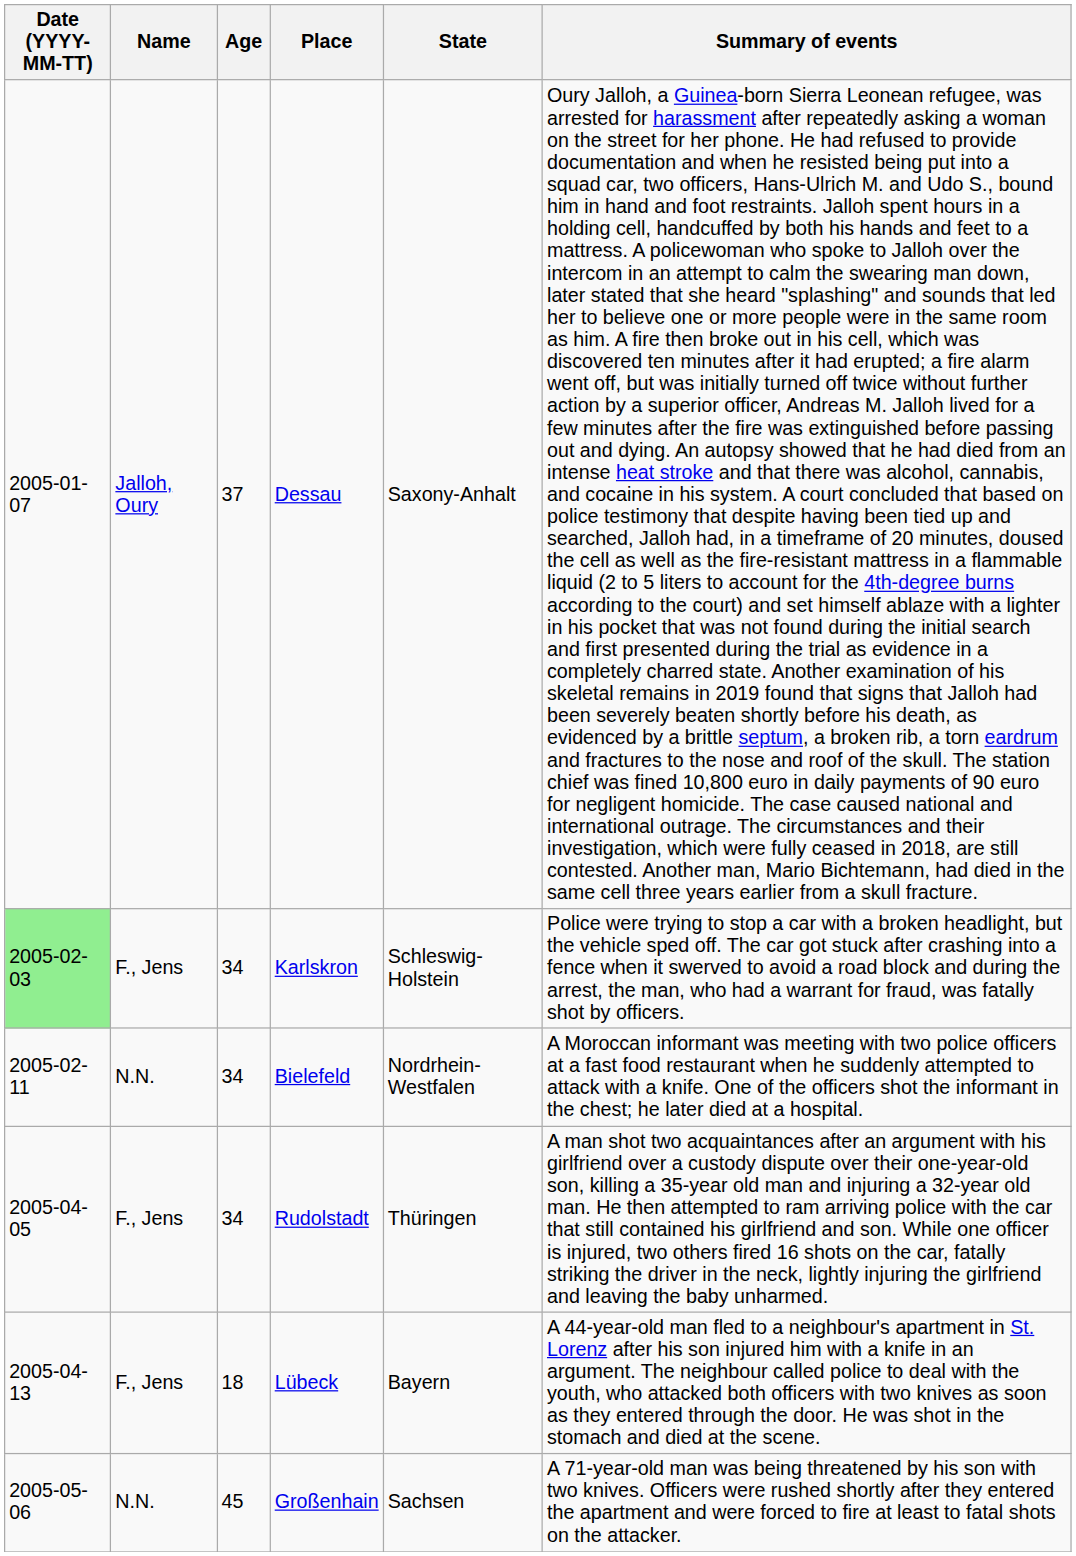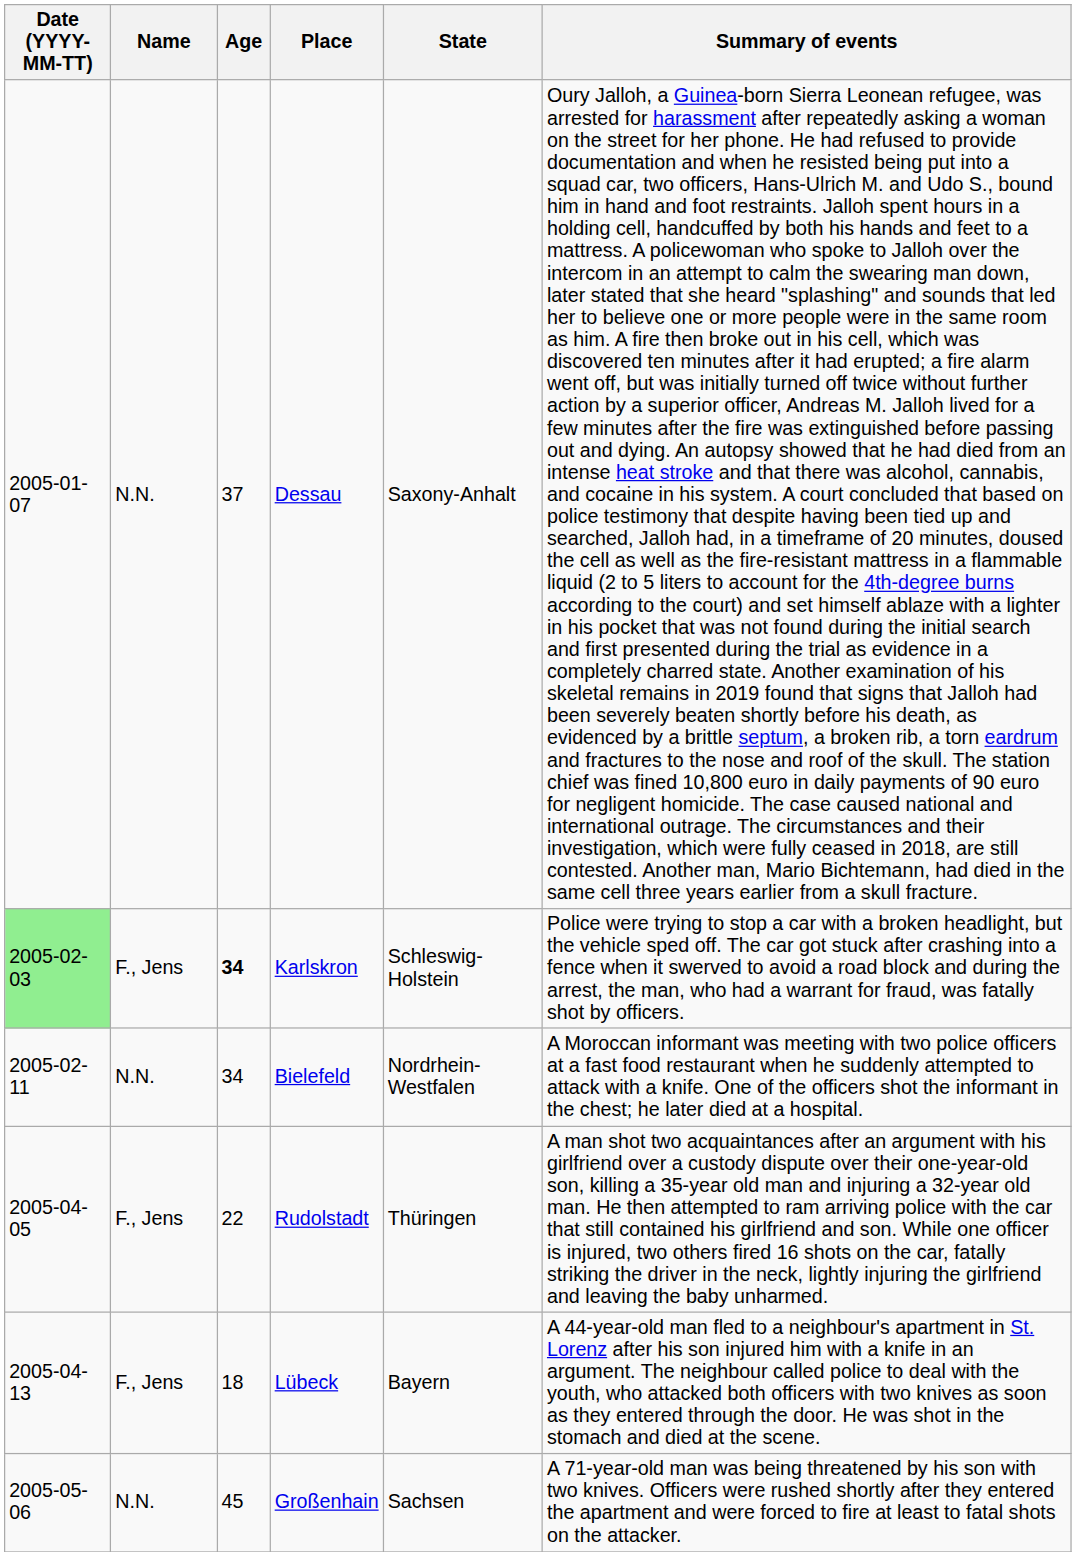(144, 494) Jalloh, Oury -> (135, 494) N.N.
(232, 968) normal -> (232, 968) bold
(232, 1218) 34 -> (232, 1218) 22
